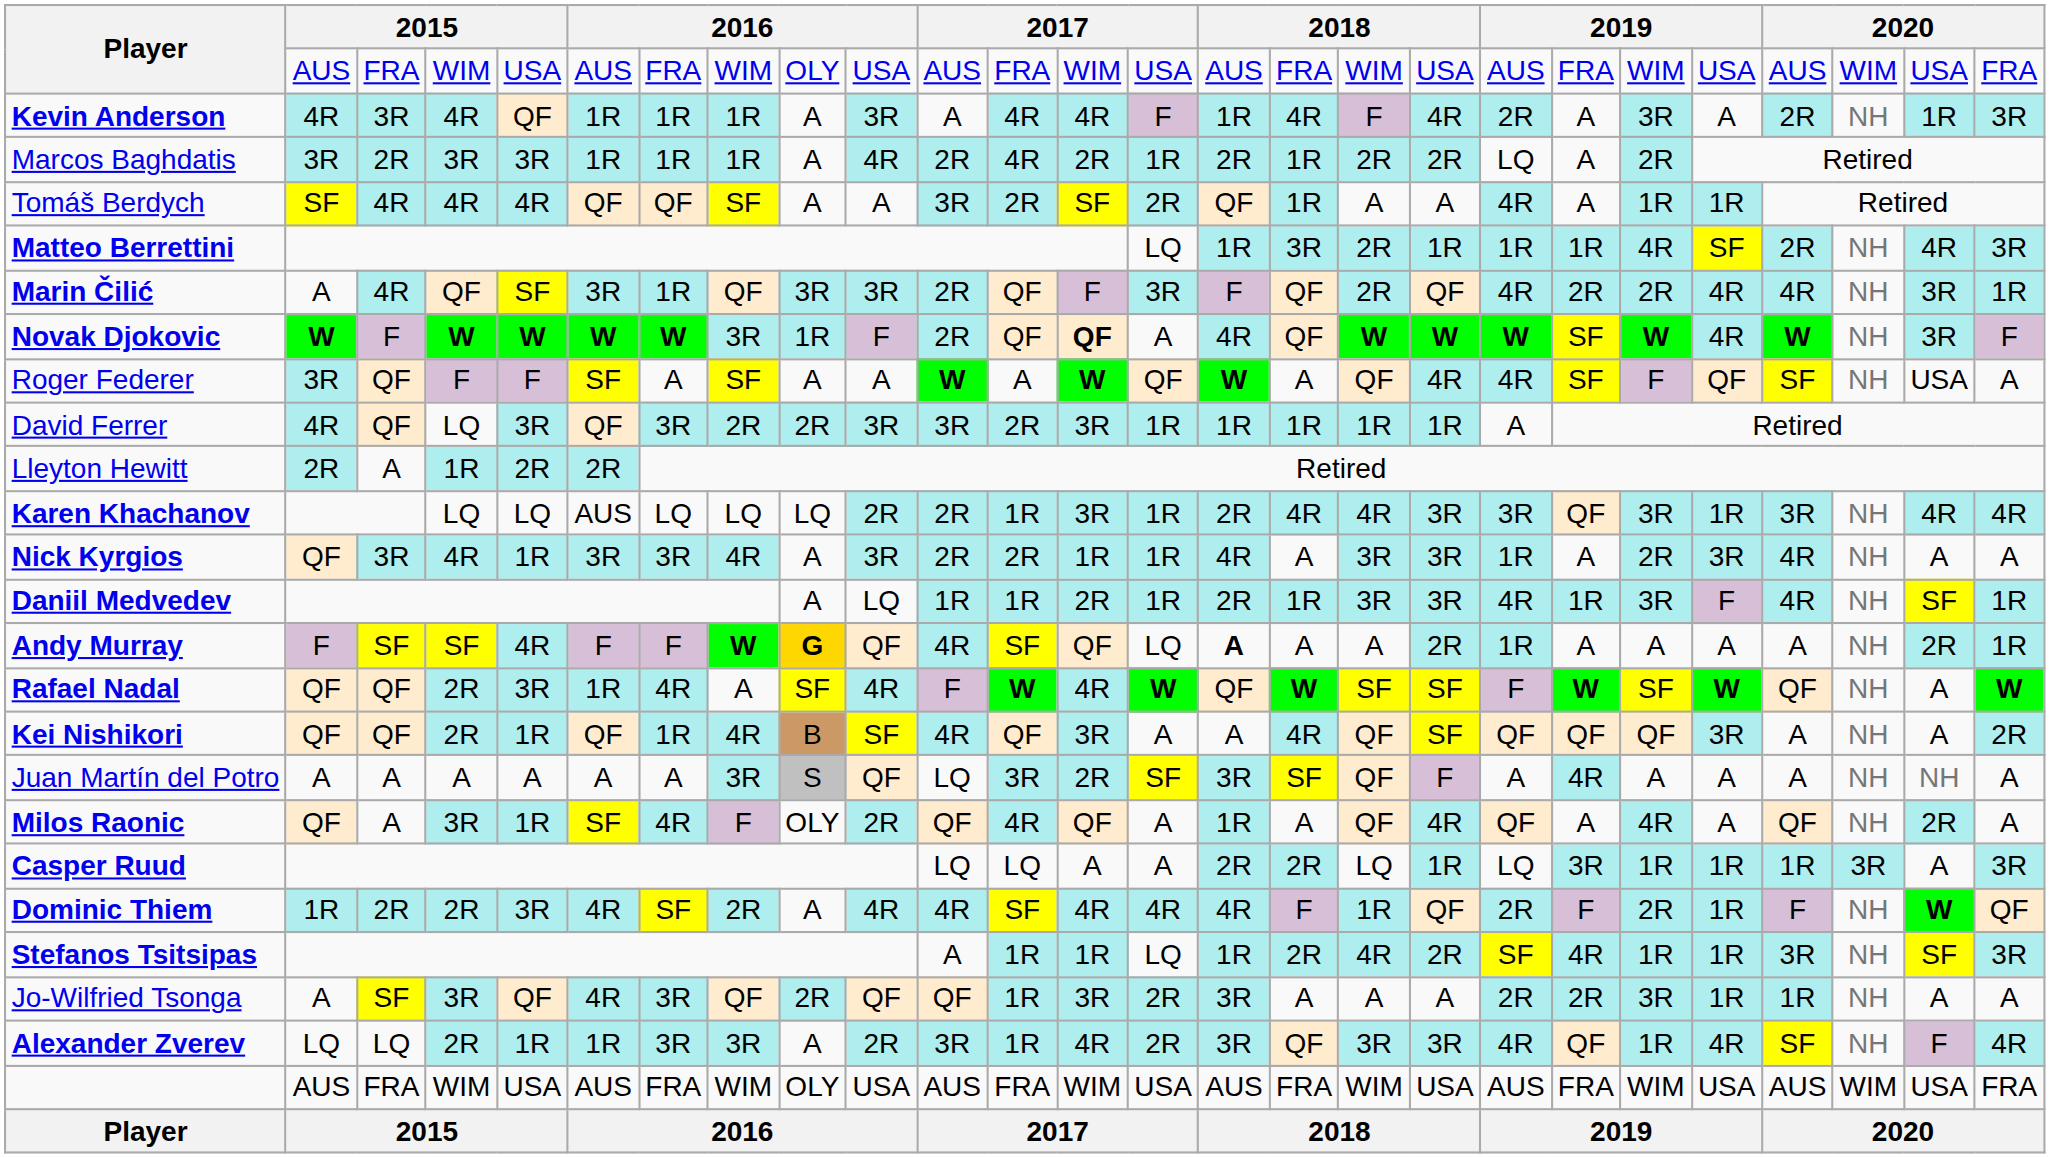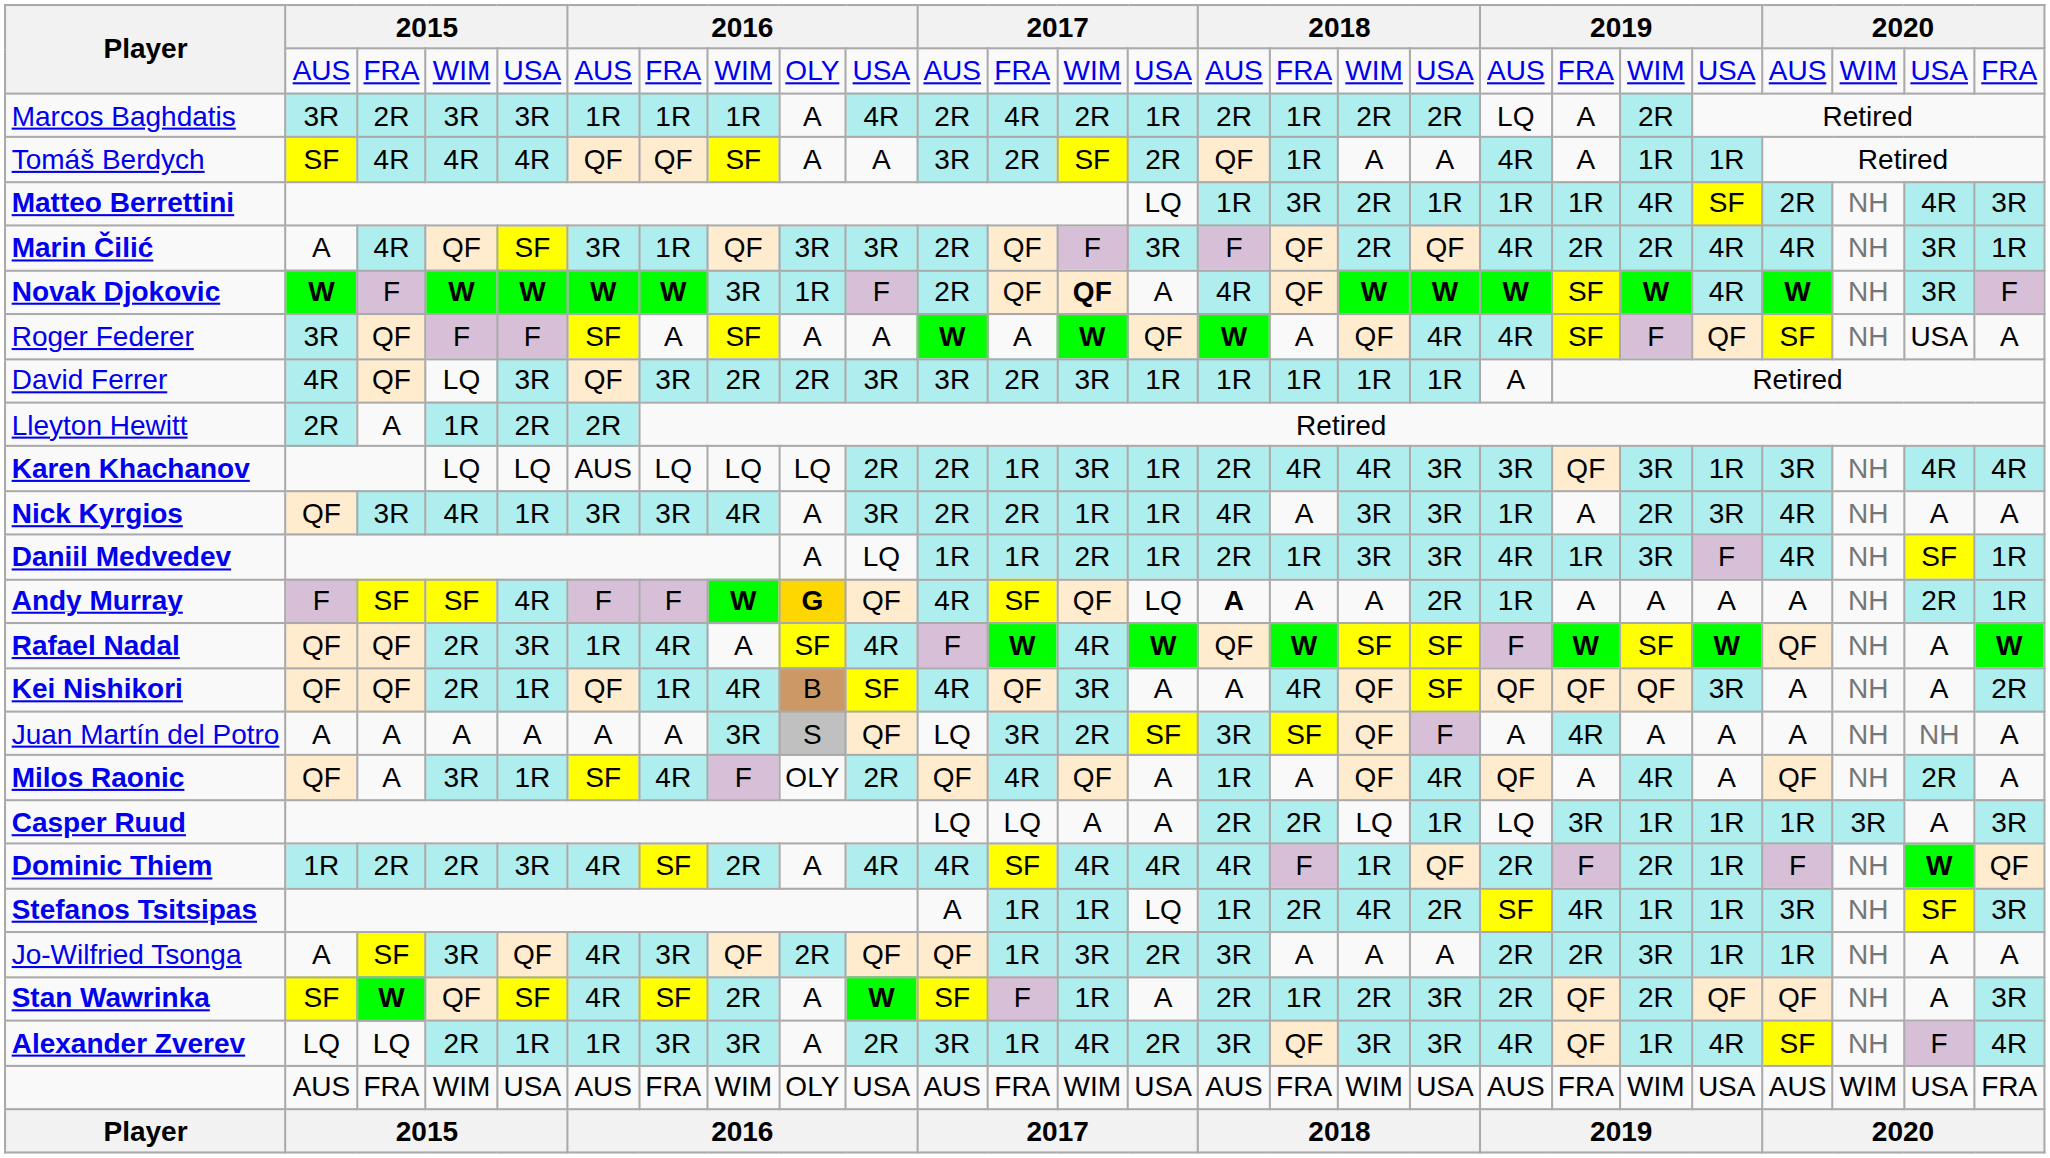- row: (119, 115)
+ row: (111, 998)
